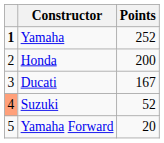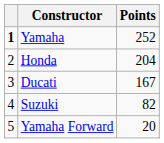(146, 60) 200 -> (146, 60) 204
(11, 105) lightsalmon background -> (11, 105) no background
(149, 105) 52 -> (149, 105) 82
